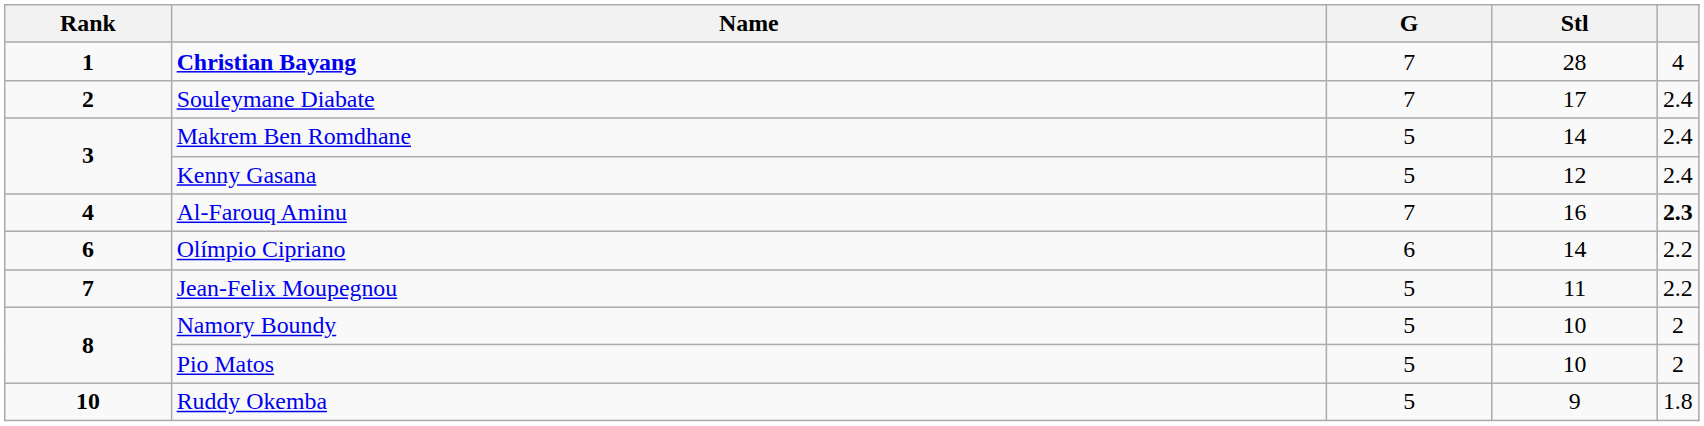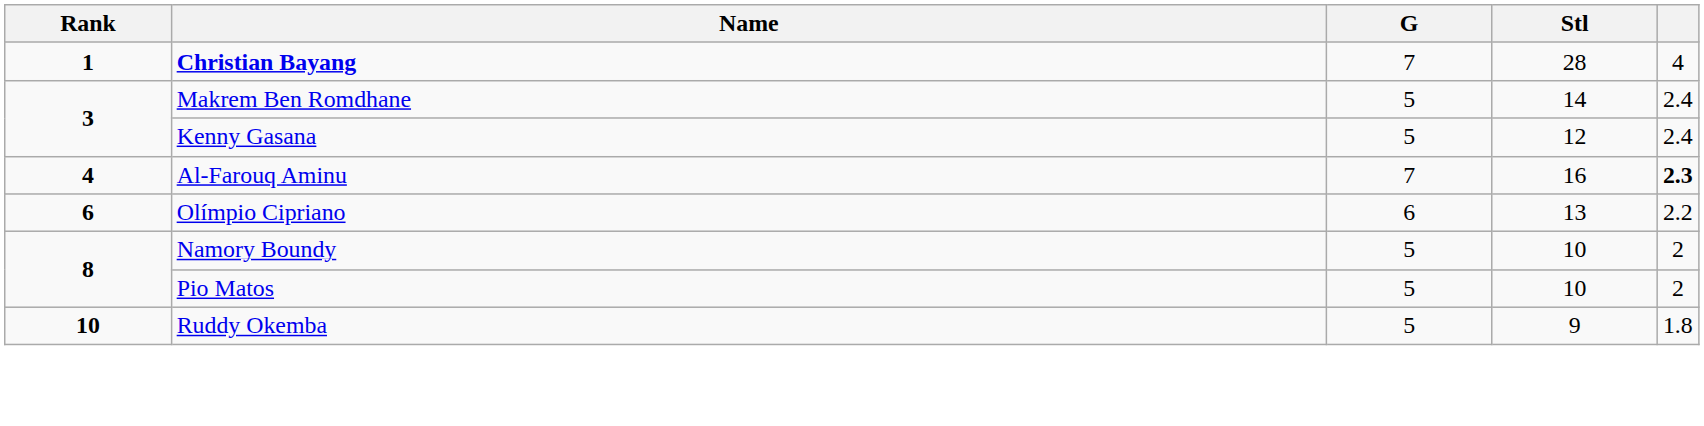- row: (276, 99)
(1575, 250) 14 -> (1575, 212) 13
- row: (287, 288)
